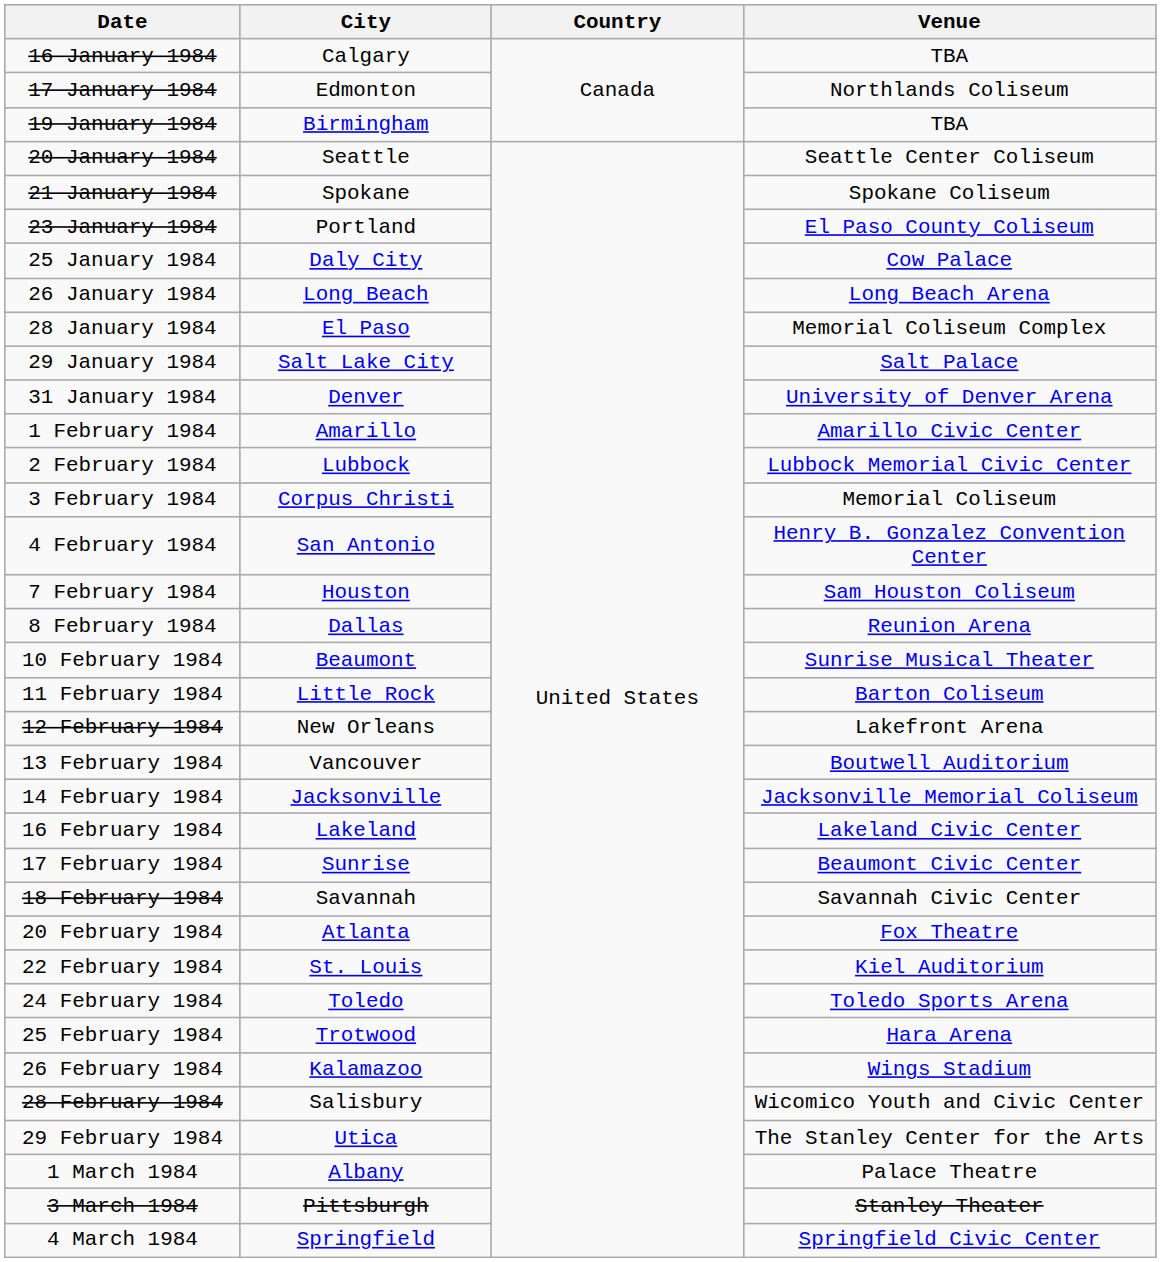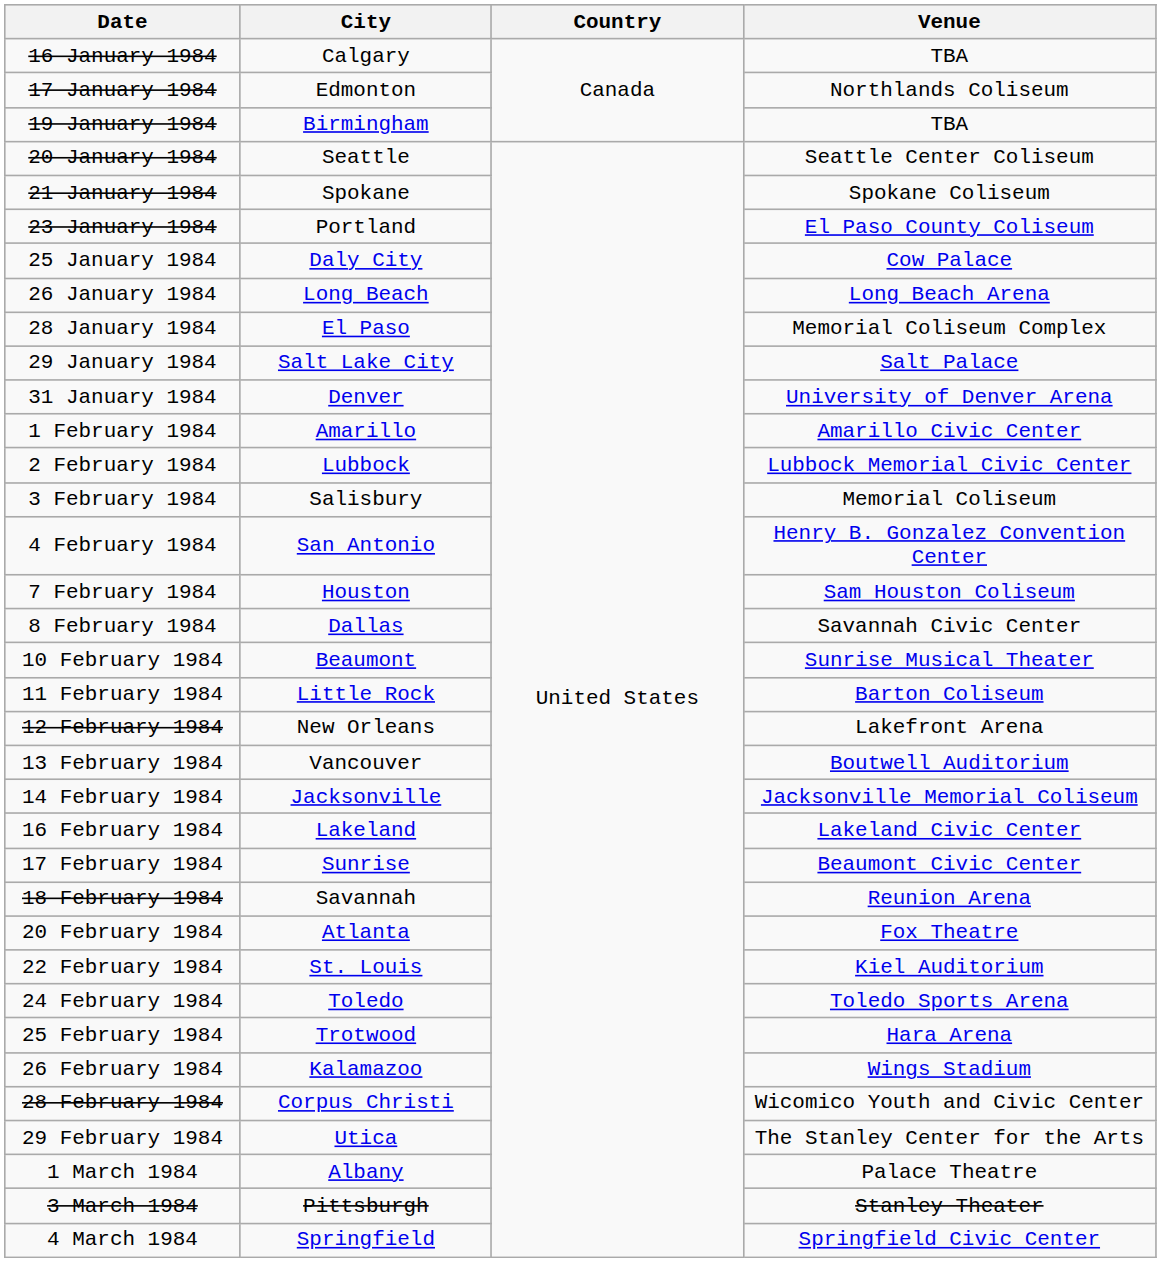(366, 499) Corpus Christi -> (366, 499) Salisbury
(949, 626) Reunion Arena -> (949, 626) Savannah Civic Center
(949, 899) Savannah Civic Center -> (949, 899) Reunion Arena
(366, 1103) Salisbury -> (366, 1103) Corpus Christi
